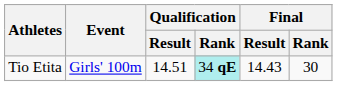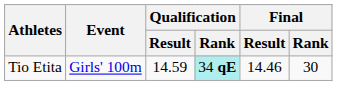(170, 68) 14.51 -> (170, 68) 14.59
(264, 68) 14.43 -> (264, 68) 14.46
